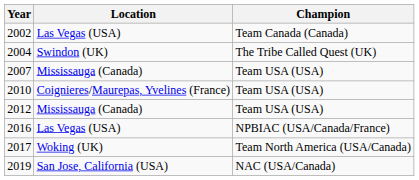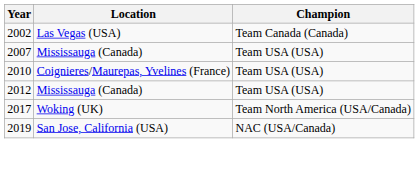- row: (19, 52)
- row: (19, 128)
